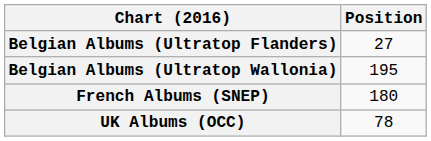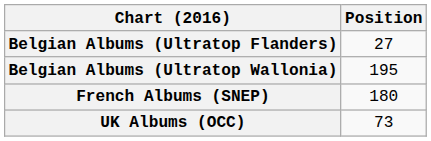(384, 123) 78 -> (384, 123) 73
